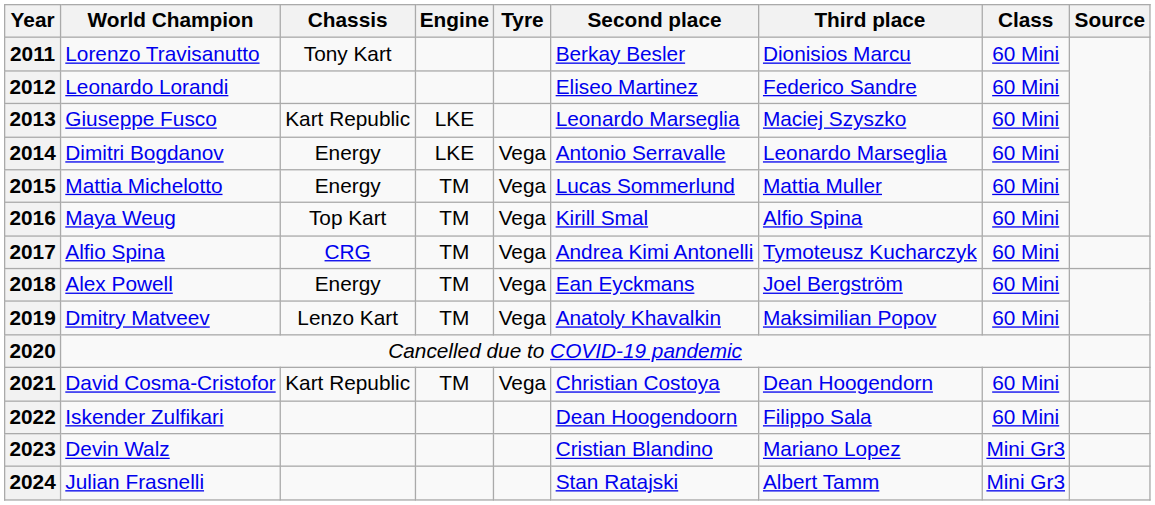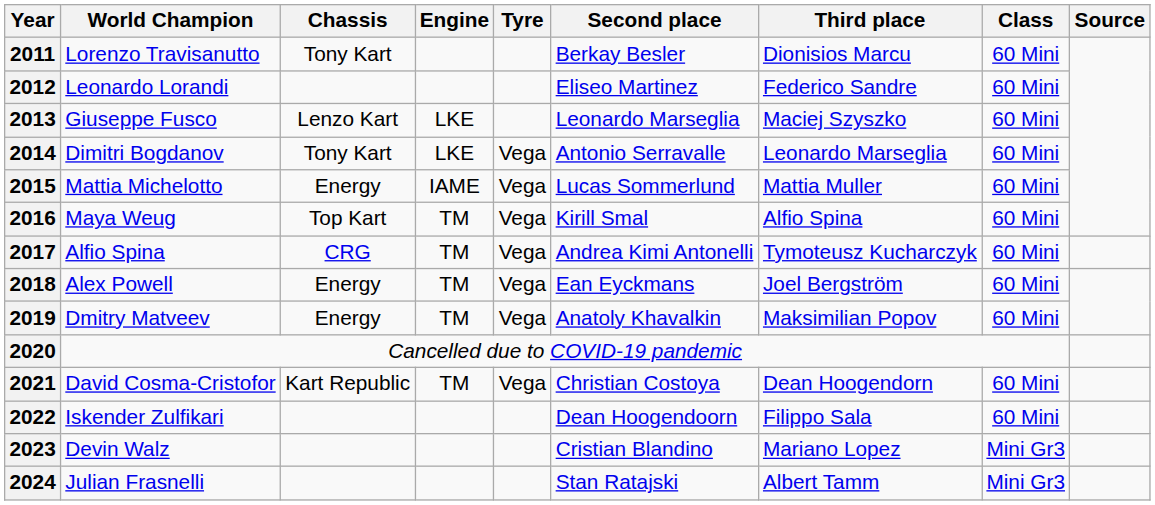(348, 119) Kart Republic -> (348, 119) Lenzo Kart
(348, 152) Energy -> (348, 152) Tony Kart
(454, 185) TM -> (454, 185) IAME
(348, 317) Lenzo Kart -> (348, 317) Energy
